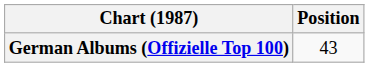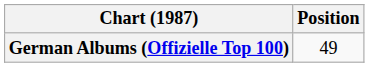(328, 47) 43 -> (328, 47) 49
